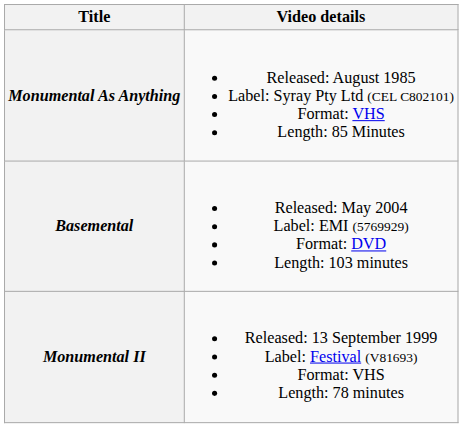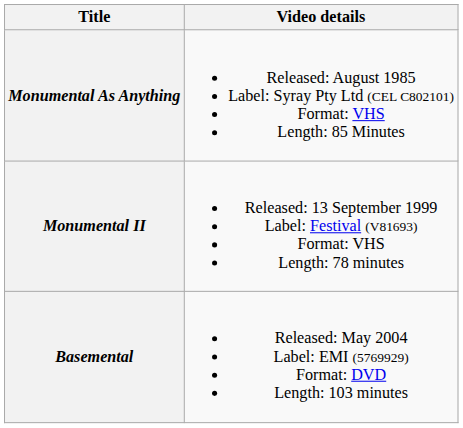rows swapped: (94, 356) <-> (94, 226)
